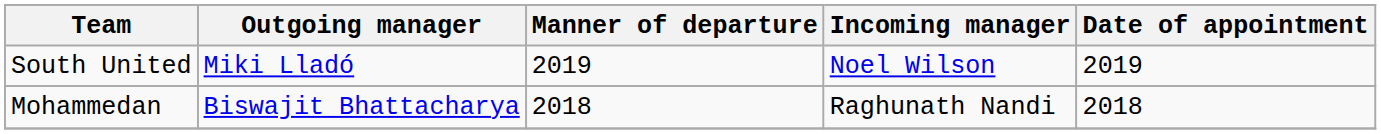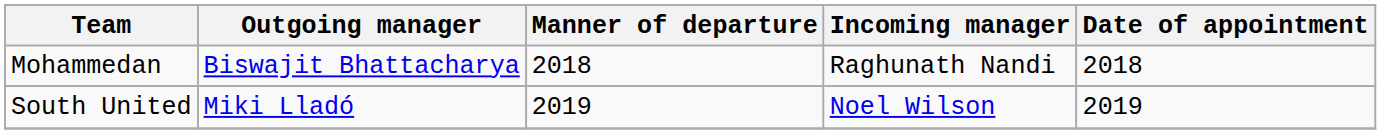rows swapped: (86, 107) <-> (101, 66)
